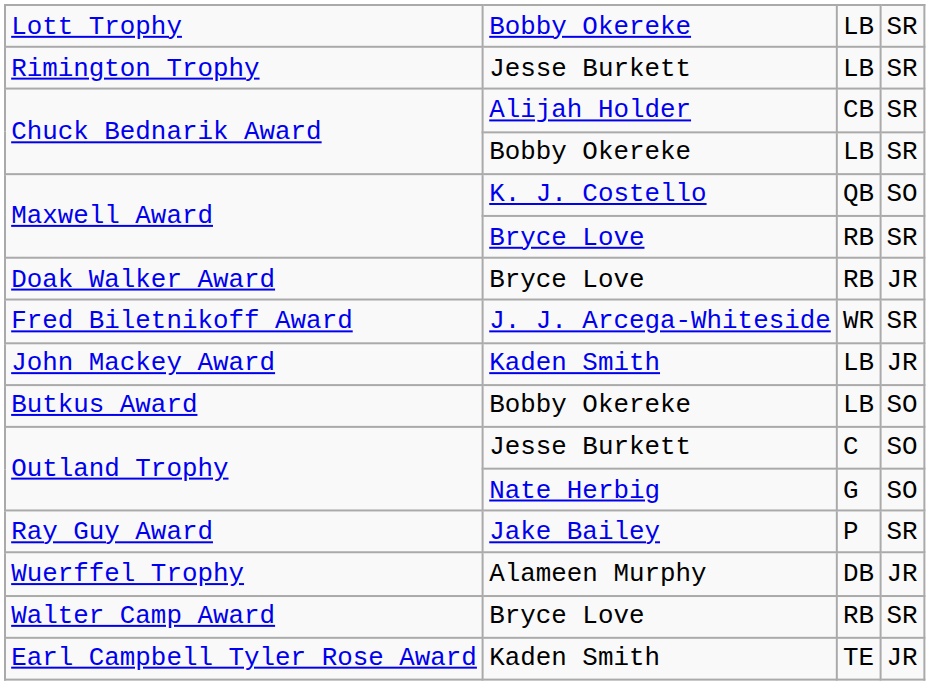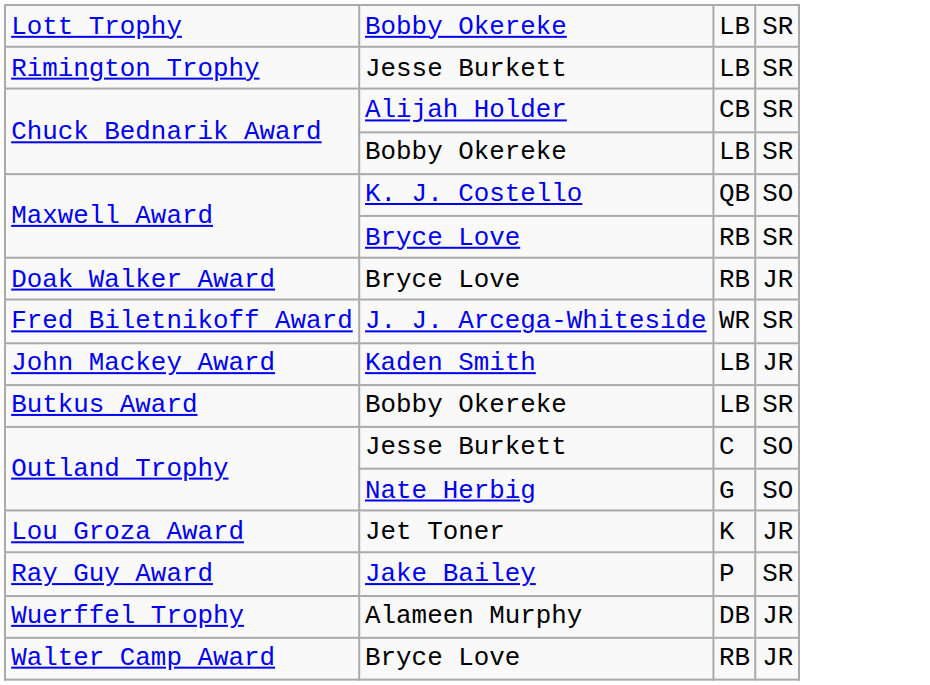(902, 406) SO -> (778, 406) SR
+ row: (128, 532)
(902, 616) SR -> (778, 659) JR
- row: (244, 659)
